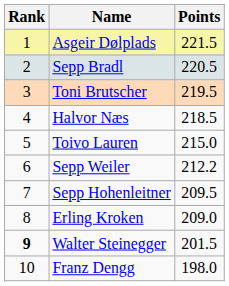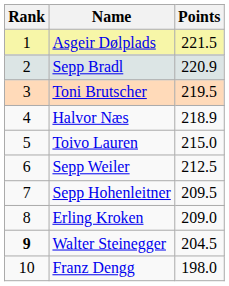(199, 67) 220.5 -> (199, 67) 220.9
(199, 117) 218.5 -> (199, 117) 218.9
(199, 167) 212.2 -> (199, 167) 212.5
(199, 243) 201.5 -> (199, 243) 204.5
